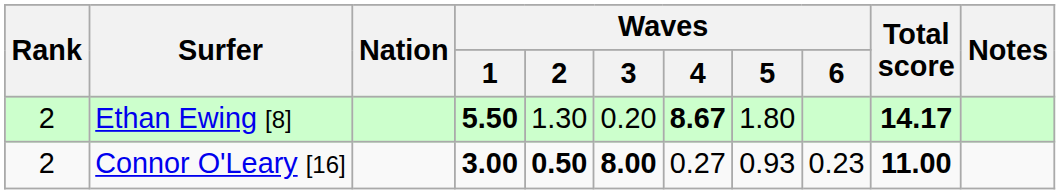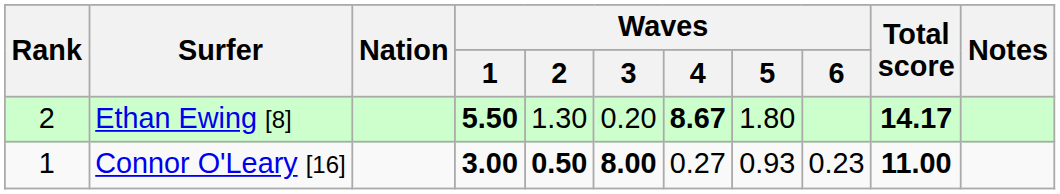(47, 164) 2 -> (47, 164) 1
